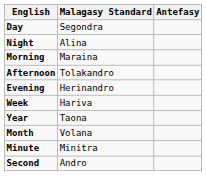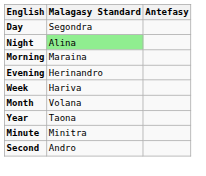(73, 42) no background -> (62, 42) lightgreen background
- row: (31, 72)
rows swapped: (20, 133) <-> (17, 118)
